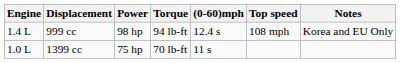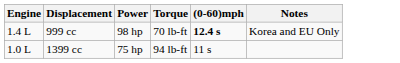- column: (273, 13)
(170, 31) 94 lb-ft -> (170, 31) 70 lb-ft
(207, 31) normal -> (207, 31) bold
(170, 49) 70 lb-ft -> (170, 49) 94 lb-ft
